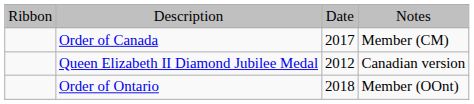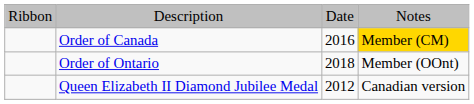(340, 39) 2017 -> (340, 39) 2016
(405, 39) no background -> (405, 39) gold background
rows swapped: (109, 87) <-> (188, 63)
